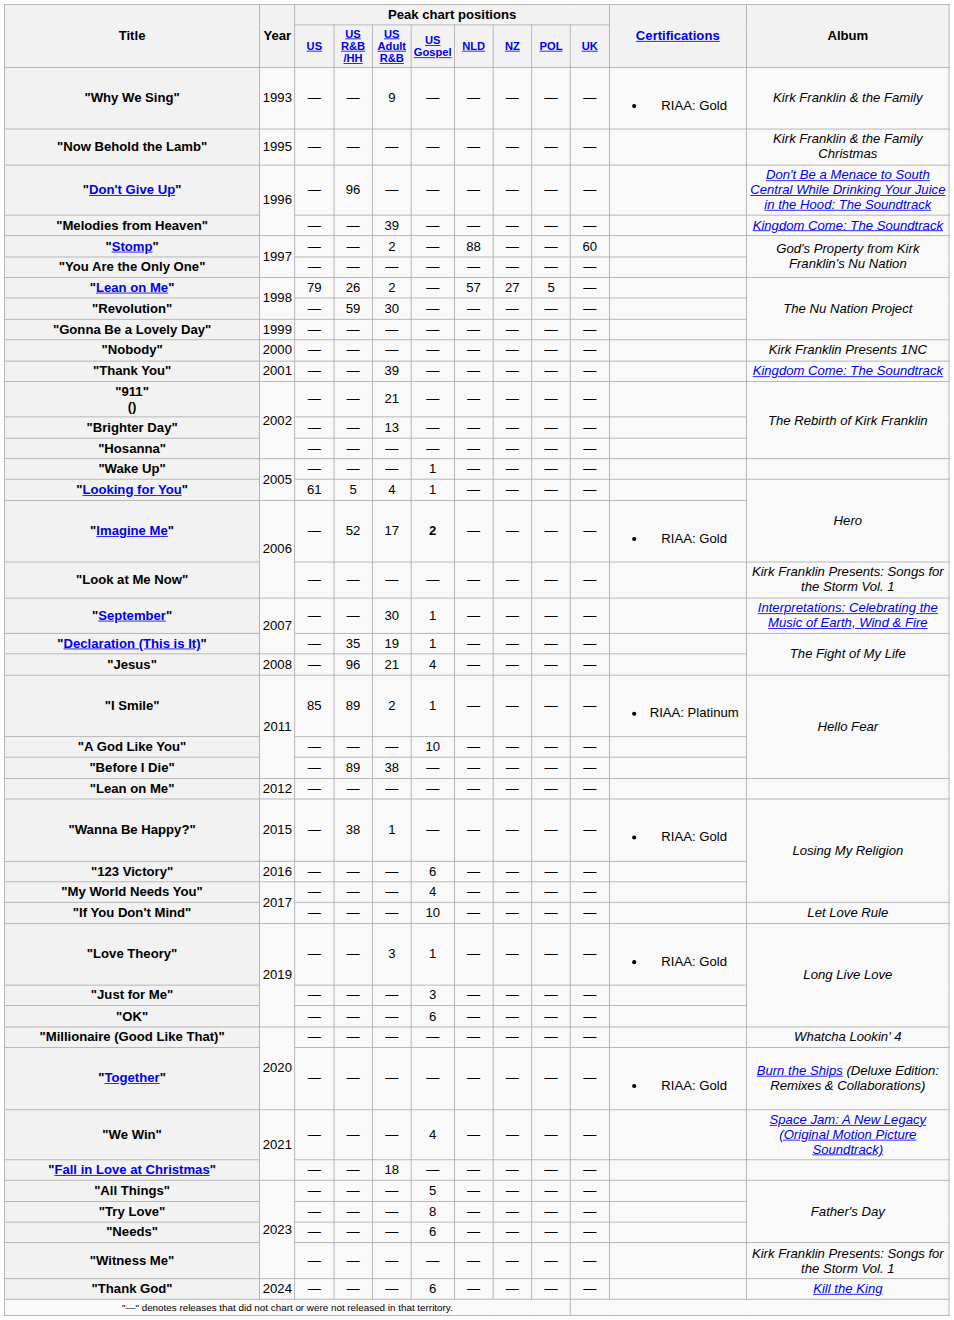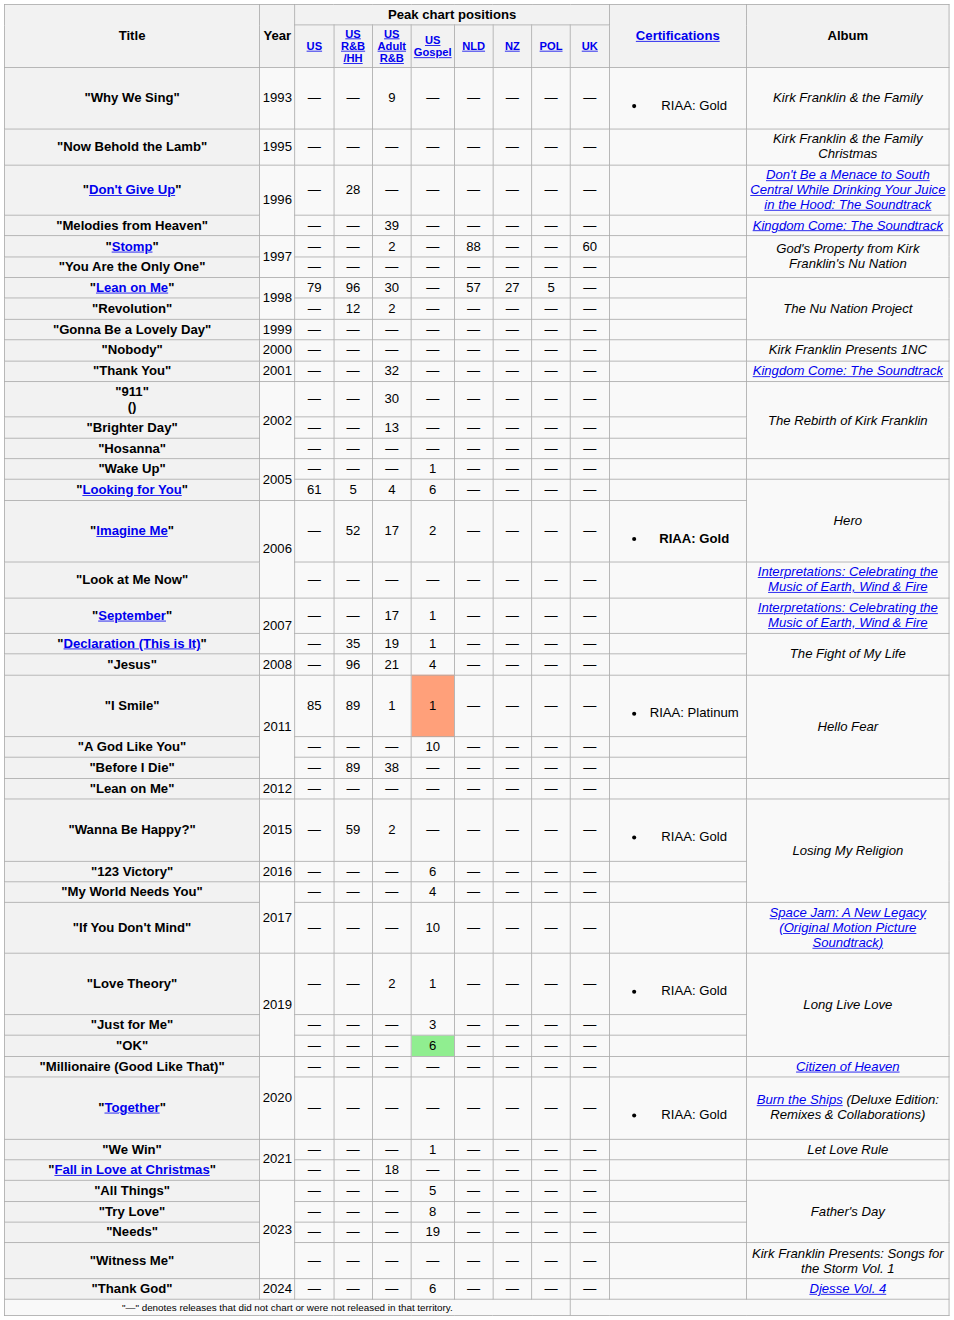(353, 190) 96 -> (353, 190) 28
(353, 288) 26 -> (353, 288) 96
(392, 288) 2 -> (392, 288) 30
(353, 308) 59 -> (353, 308) 12
(392, 308) 30 -> (392, 308) 2
(392, 371) 39 -> (392, 371) 32
(392, 399) 21 -> (392, 399) 30
(433, 490) 1 -> (433, 490) 6
(433, 531) bold -> (433, 531) normal
(678, 539) normal -> (678, 539) bold
(848, 580) Kirk Franklin Presents: Songs for the Storm Vol. 1 -> (848, 580) Interpretations: Celebrating the Music of Earth, Wind & Fire
(392, 615) 30 -> (392, 615) 17
(392, 705) 2 -> (392, 705) 1
(433, 705) no background -> (433, 705) lightsalmon background
(353, 830) 38 -> (353, 830) 59
(392, 830) 1 -> (392, 830) 2
(848, 913) Let Love Rule -> (848, 927) Space Jam: A New Legacy (Original Motion Picture Soundtrack)
(392, 954) 3 -> (392, 983) 2
(433, 1016) no background -> (433, 1046) lightgreen background
(848, 1037) Whatcha Lookin' 4 -> (848, 1066) Citizen of Heaven
(433, 1134) 4 -> (433, 1149) 1
(848, 1134) Space Jam: A New Legacy (Original Motion Picture Soundtrack) -> (848, 1149) Let Love Rule
(433, 1232) 6 -> (433, 1232) 19
(848, 1289) Kill the King -> (848, 1289) Djesse Vol. 4
